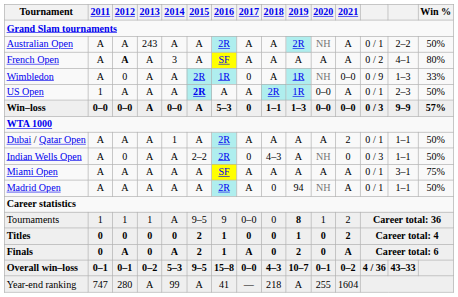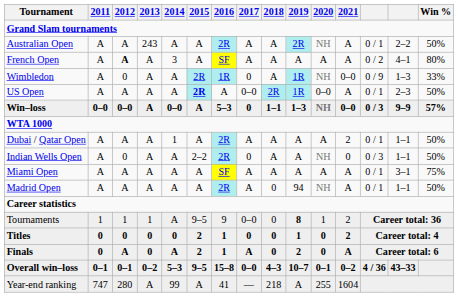(100, 92) 1 -> (100, 92) A
(249, 92) A -> (249, 92) 0–0
(323, 108) 0–0 -> (323, 108) NH
(274, 156) 4–3 -> (274, 156) A
